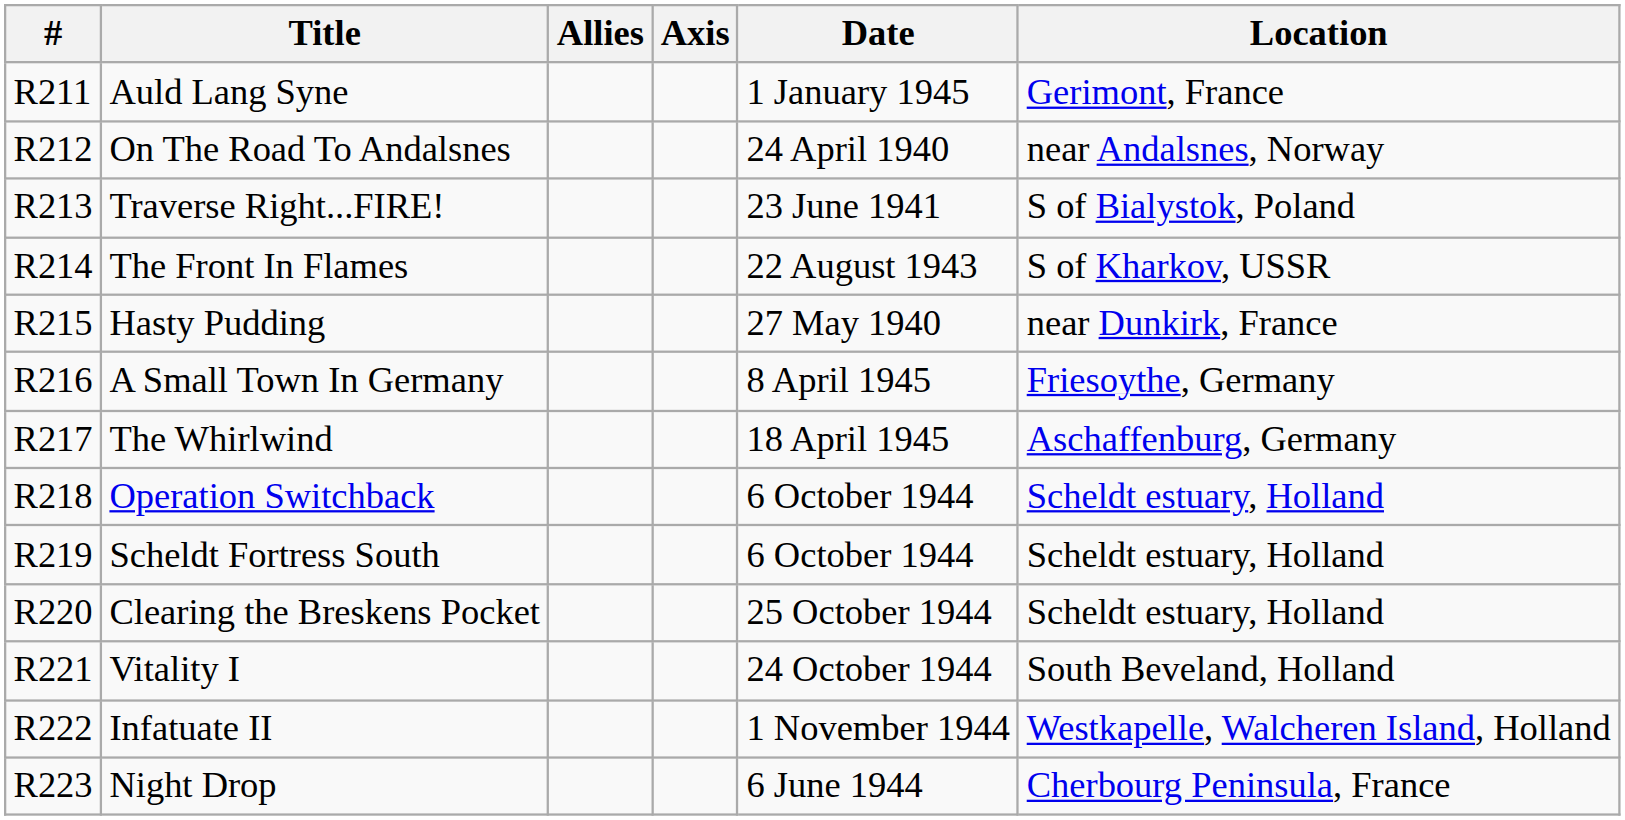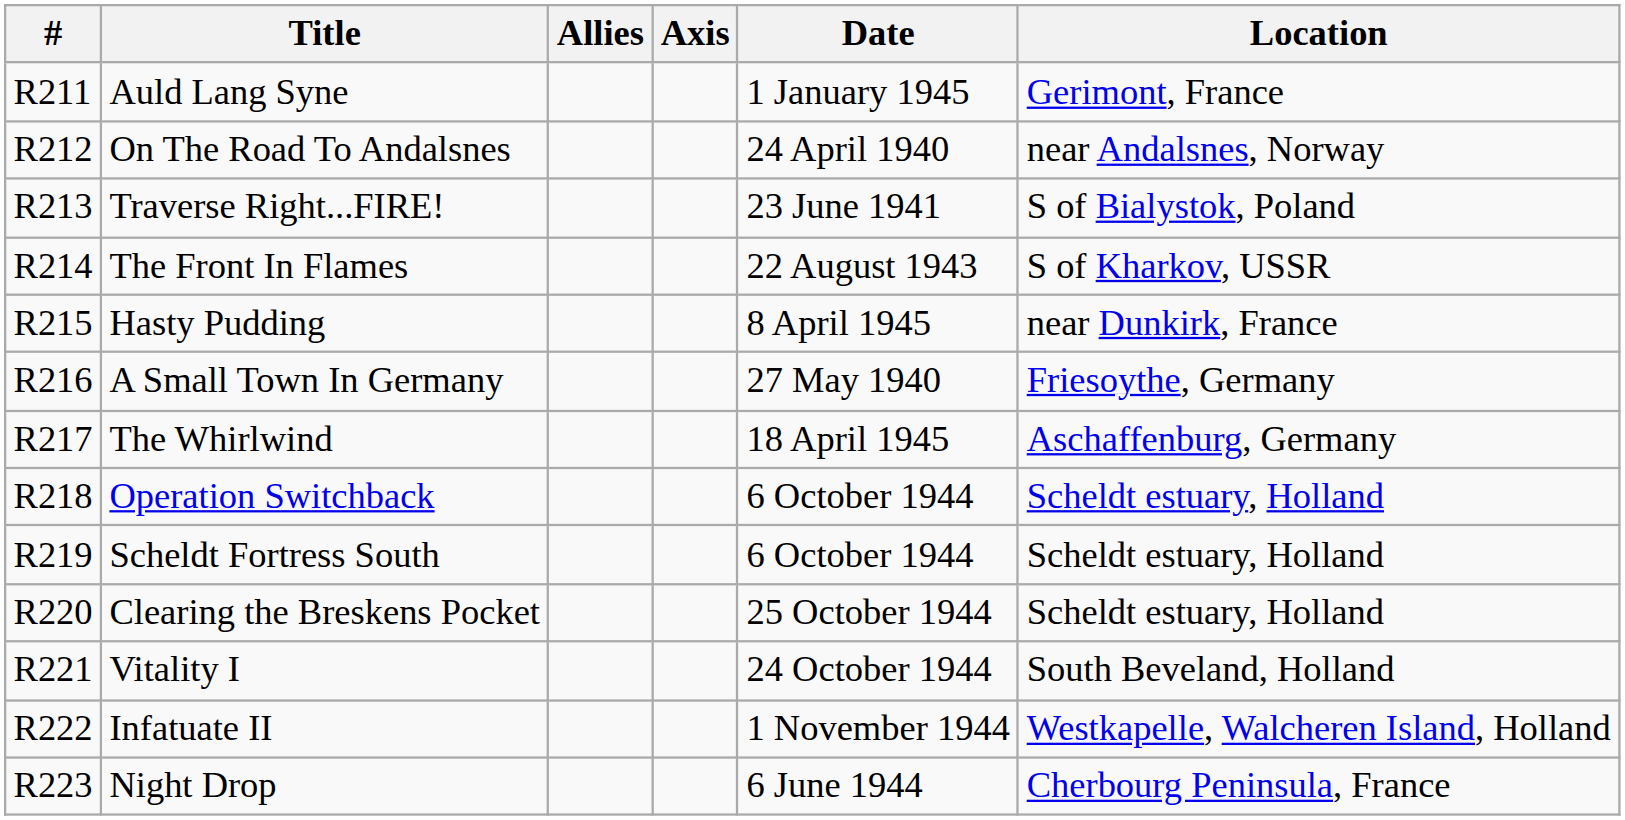(844, 322) 27 May 1940 -> (839, 322) 8 April 1945
(839, 380) 8 April 1945 -> (844, 380) 27 May 1940
